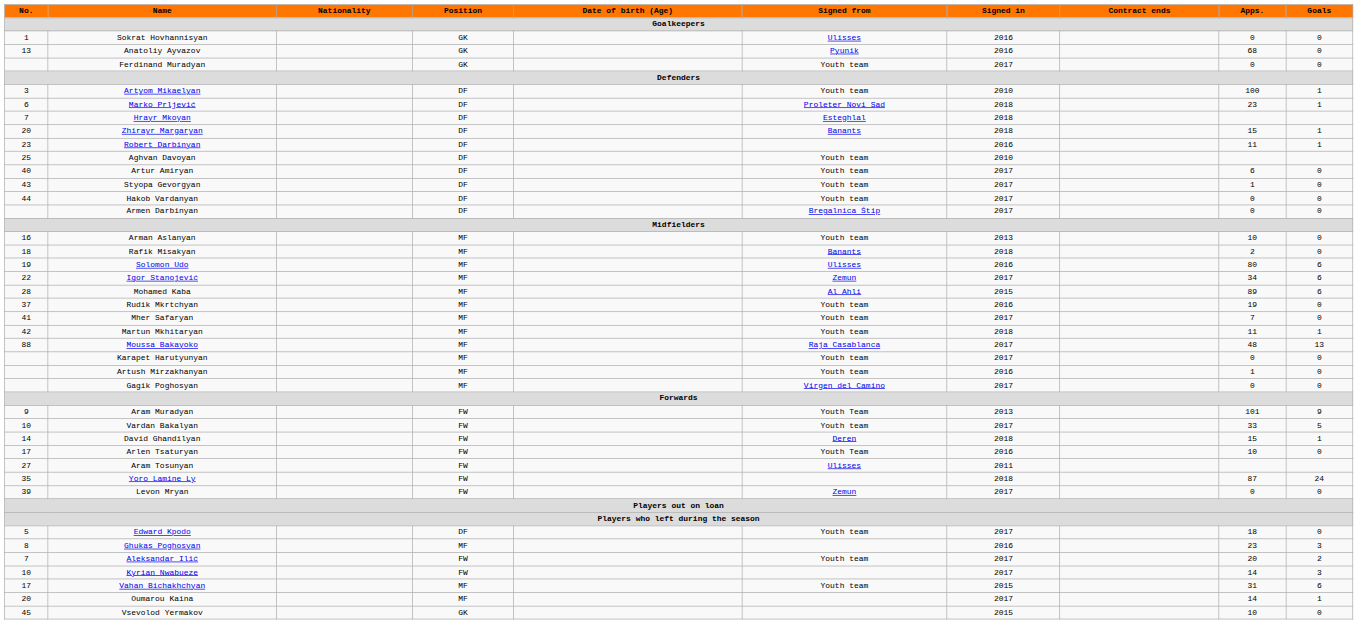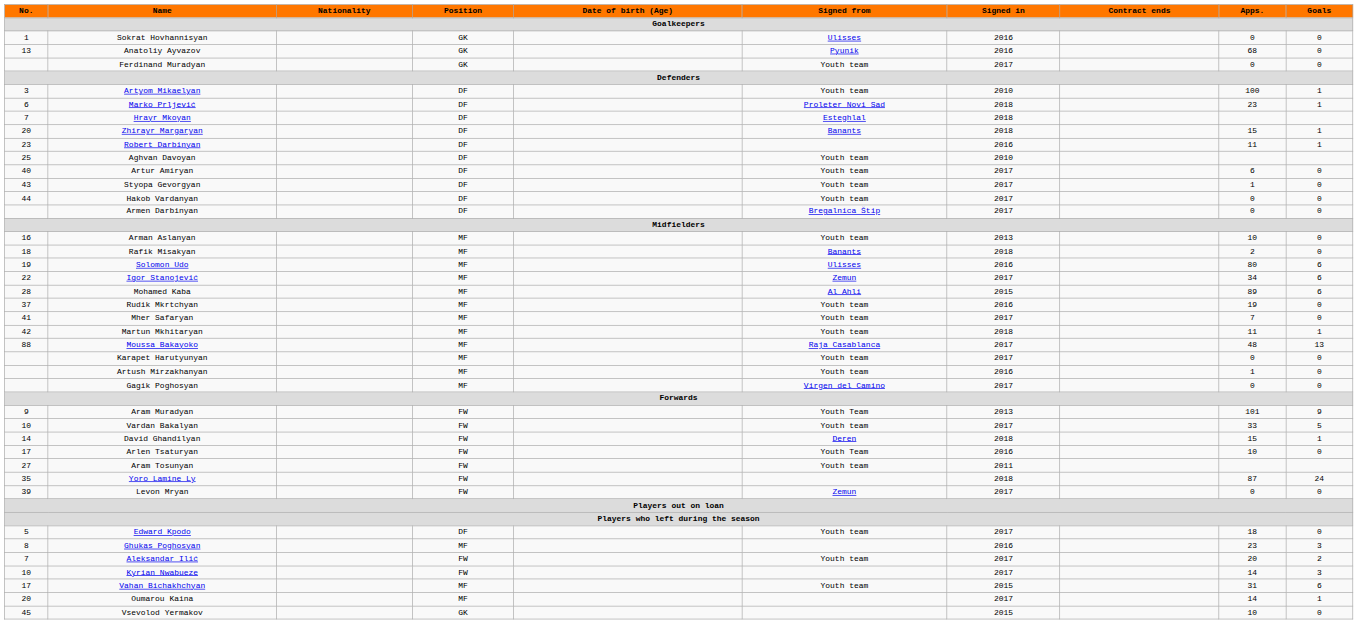(844, 465) Ulisses -> (844, 465) Youth team
